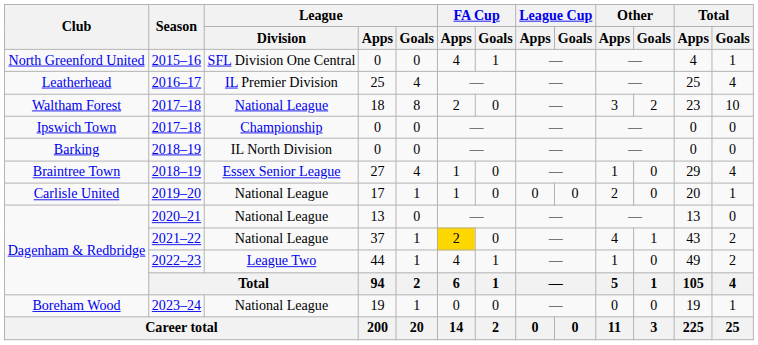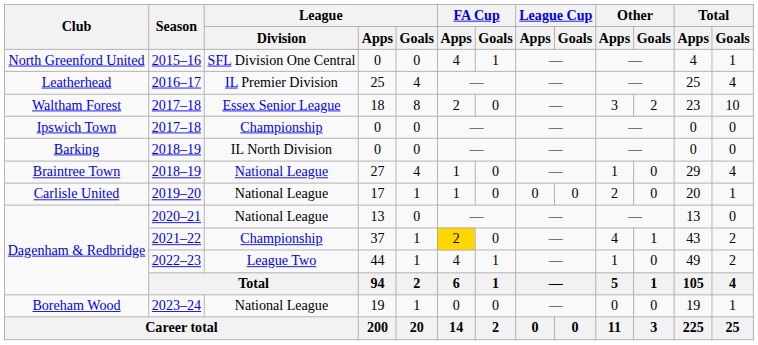(281, 104) National League -> (281, 104) Essex Senior League
(281, 171) Essex Senior League -> (281, 171) National League
(281, 238) National League -> (281, 238) Championship
